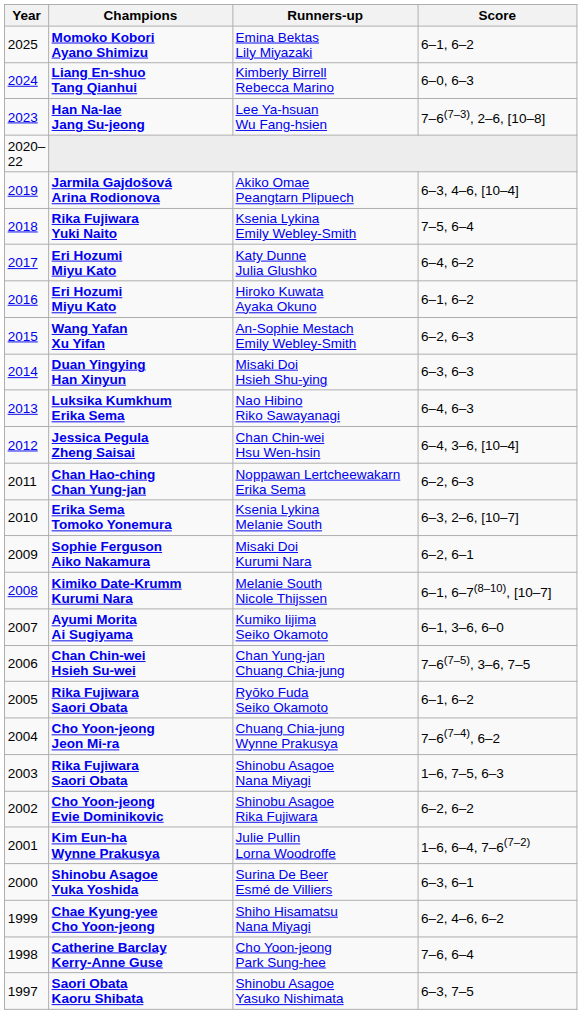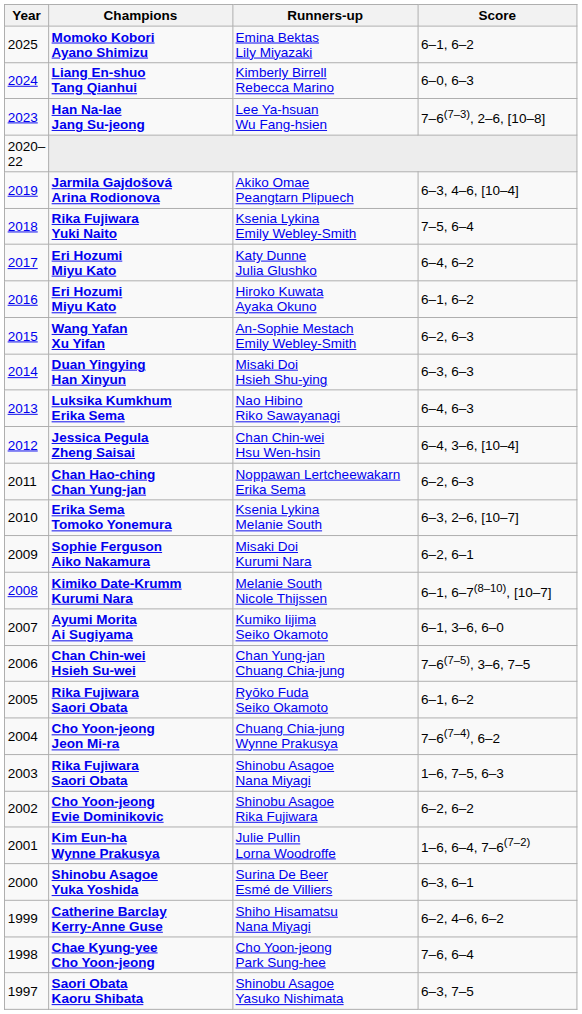(105, 919) Chae Kyung-yee Cho Yoon-jeong -> (109, 919) Catherine Barclay Kerry-Anne Guse
(109, 955) Catherine Barclay Kerry-Anne Guse -> (105, 955) Chae Kyung-yee Cho Yoon-jeong
